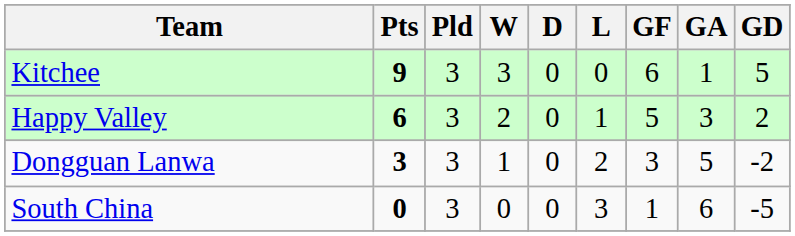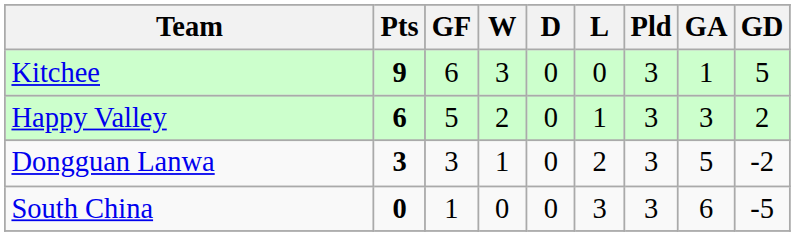columns swapped: (452, 27) <-> (652, 27)
